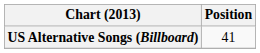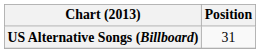(228, 37) 41 -> (228, 37) 31
